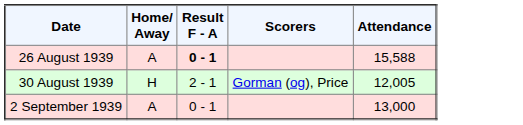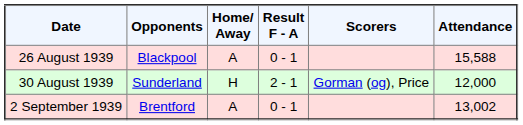+ column: (167, 25)
(203, 58) bold -> (284, 58) normal
(394, 82) 12,005 -> (475, 82) 12,000
(394, 107) 13,000 -> (475, 107) 13,002
